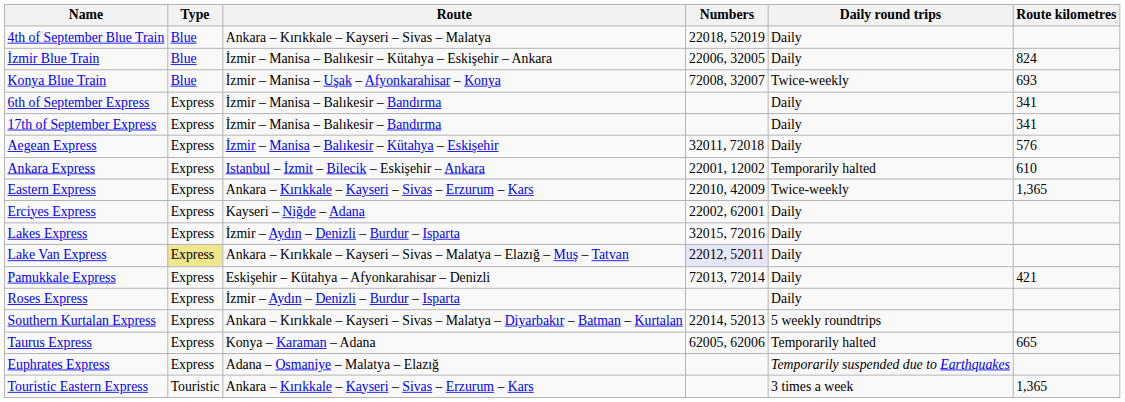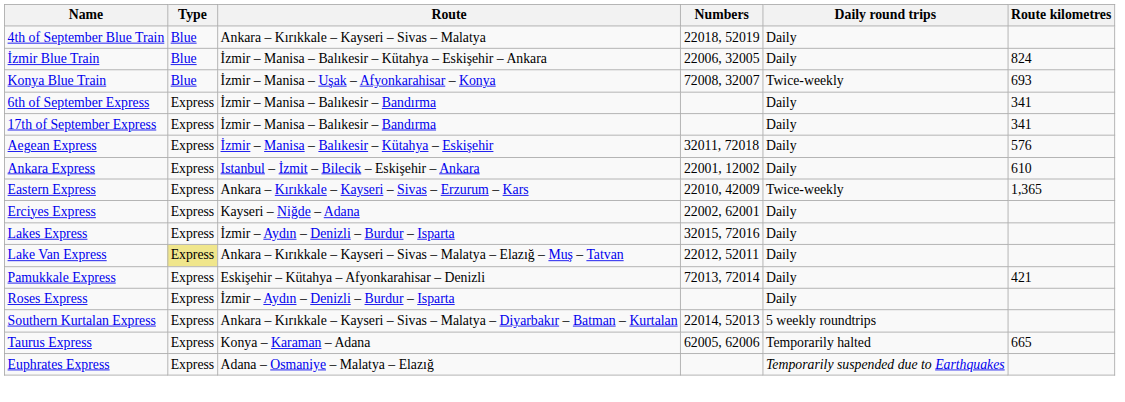(824, 168) Temporarily halted -> (781, 168) Daily
(727, 255) lavender background -> (722, 255) no background
- row: (78, 386)
